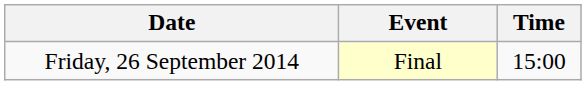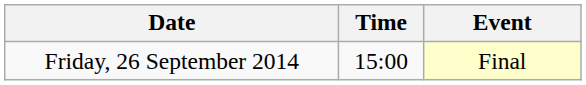columns swapped: (539, 23) <-> (418, 23)
